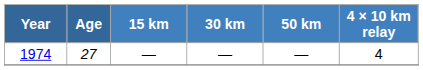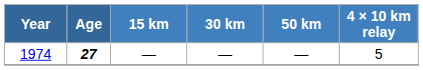(89, 54) normal -> (89, 54) bold
(379, 54) 4 -> (379, 54) 5
